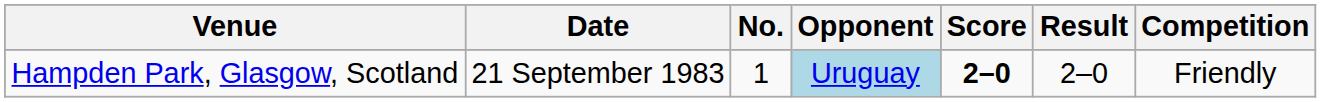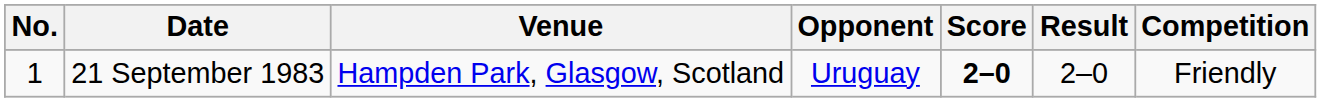columns swapped: (761, 27) <-> (235, 27)
(865, 73) lightblue background -> (865, 73) no background
